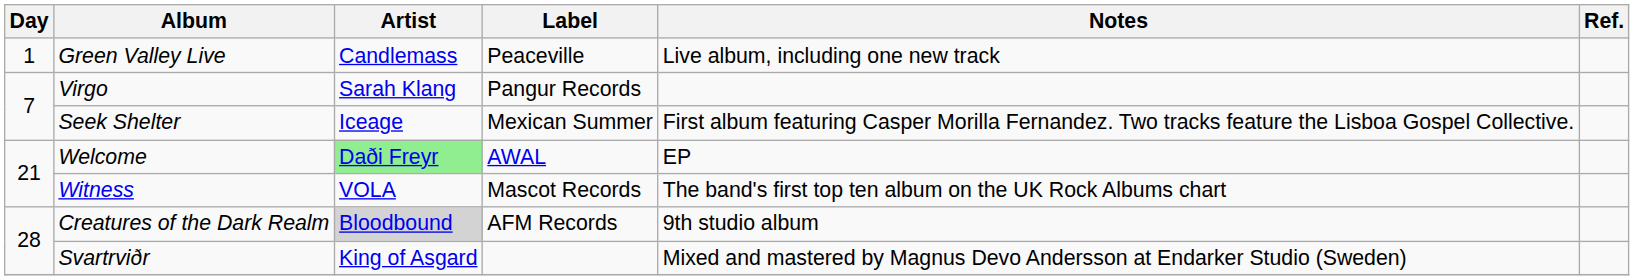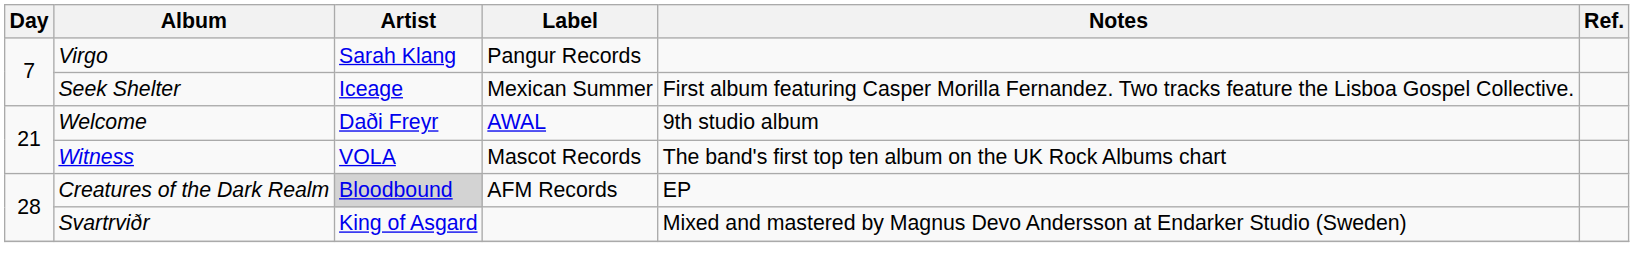- row: (142, 55)
(389, 156) lightgreen background -> (389, 122) no background
(677, 156) EP -> (741, 122) 9th studio album
(741, 223) 9th studio album -> (677, 190) EP
